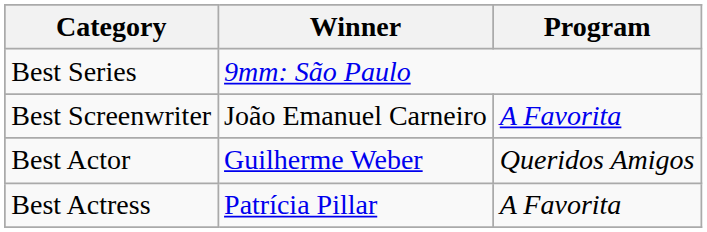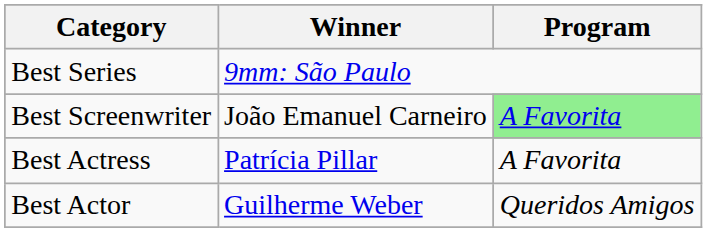(561, 115) no background -> (561, 115) lightgreen background
rows swapped: (71, 159) <-> (81, 204)
